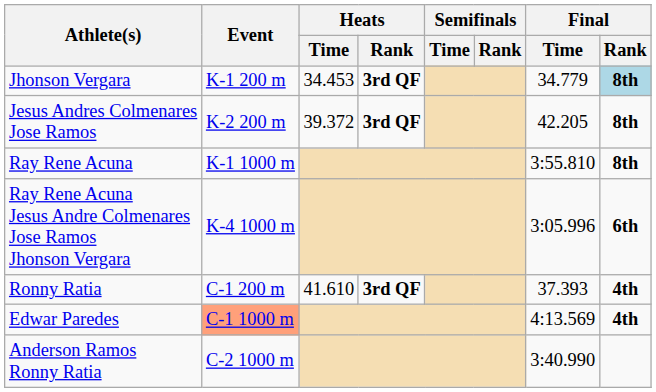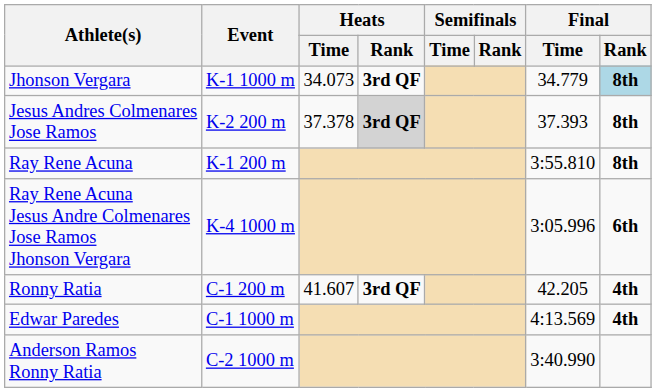(246, 80) K-1 200 m -> (250, 80) K-1 1000 m
(329, 80) 34.453 -> (329, 80) 34.073
(329, 122) 39.372 -> (329, 122) 37.378
(392, 122) no background -> (392, 122) lightgrey background
(563, 122) 42.205 -> (563, 122) 37.393
(250, 163) K-1 1000 m -> (246, 163) K-1 200 m
(329, 289) 41.610 -> (329, 289) 41.607
(563, 289) 37.393 -> (563, 289) 42.205
(250, 319) lightsalmon background -> (250, 319) no background
